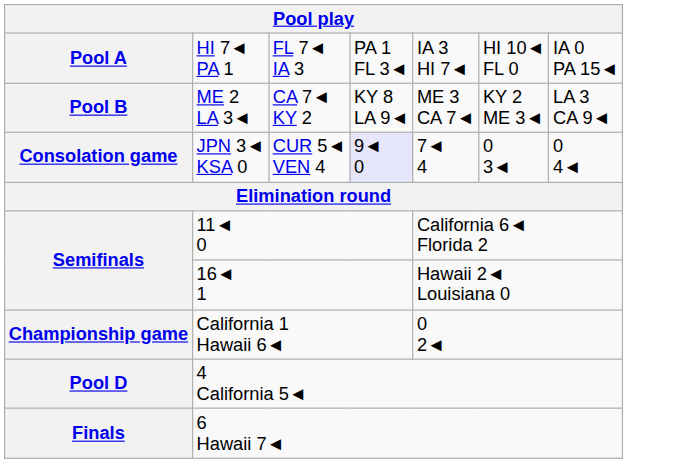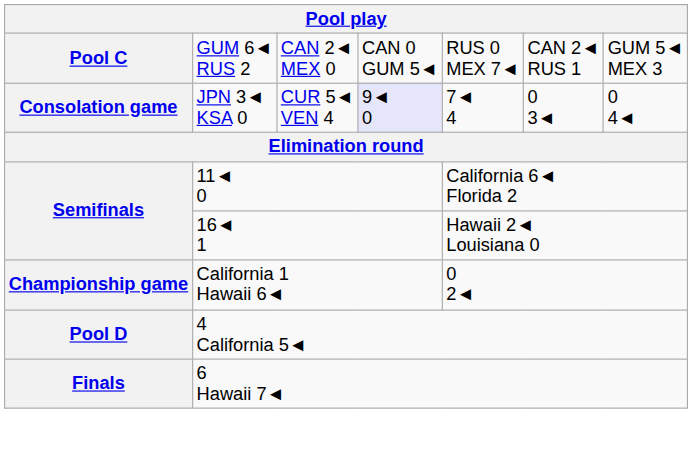- row: (222, 58)
- row: (224, 107)
+ row: (234, 58)
